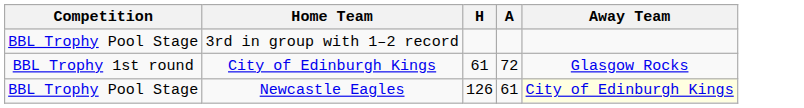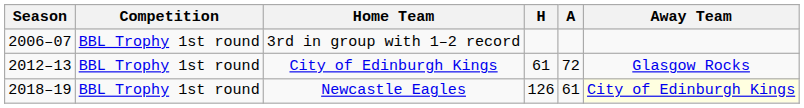+ column: (40, 17)
(103, 41) BBL Trophy Pool Stage -> (169, 41) BBL Trophy 1st round
(103, 91) BBL Trophy Pool Stage -> (169, 91) BBL Trophy 1st round
